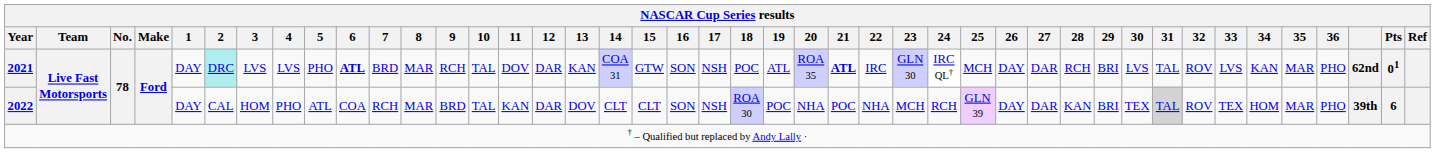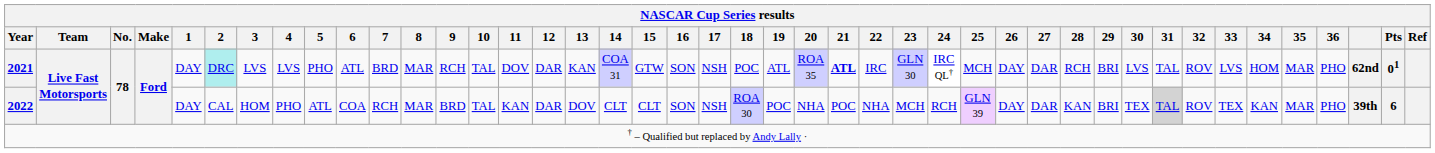(352, 67) bold -> (352, 67) normal
(1264, 67) KAN -> (1264, 67) HOM
(1264, 105) HOM -> (1264, 105) KAN
